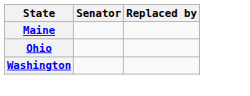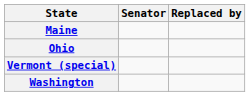+ row: (62, 65)
